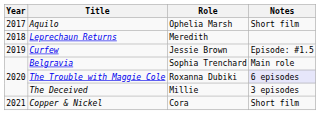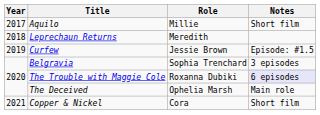(201, 24) Ophelia Marsh -> (184, 24) Millie
(273, 63) Main role -> (275, 63) 3 episodes
(184, 90) Millie -> (201, 90) Ophelia Marsh
(275, 90) 3 episodes -> (273, 90) Main role
